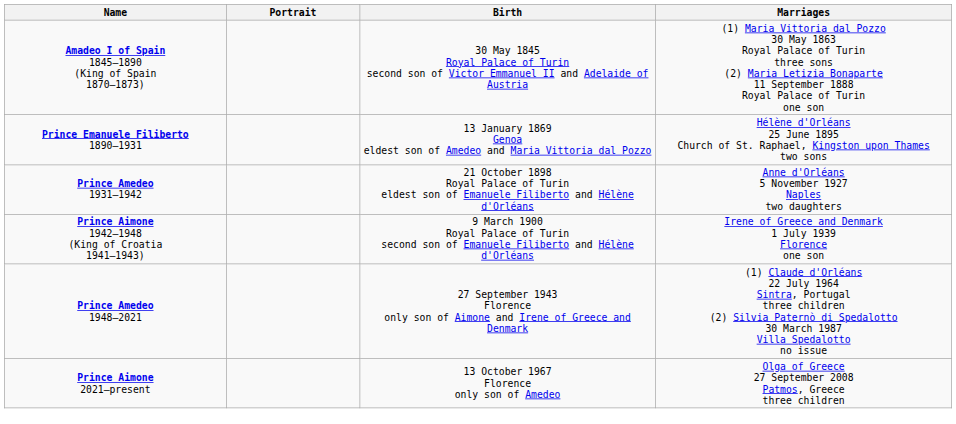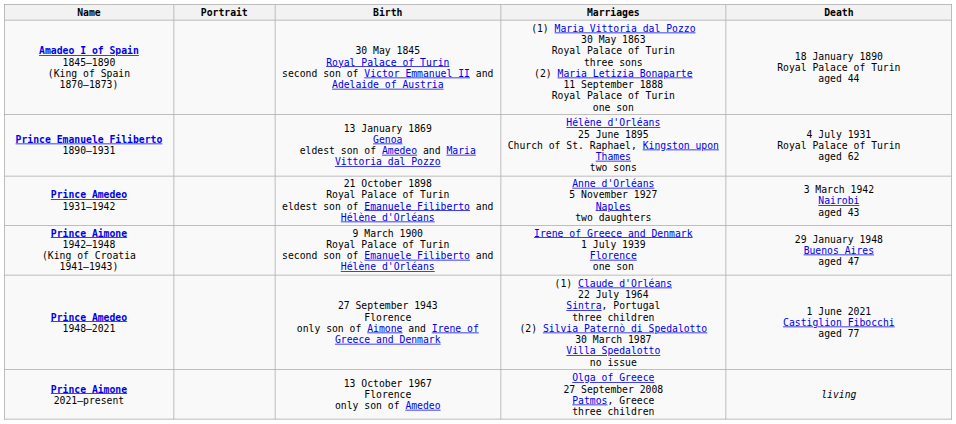+ column: (839, 12)
